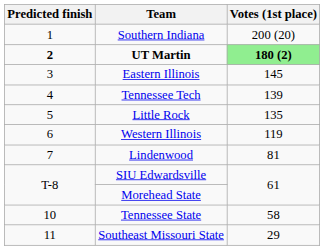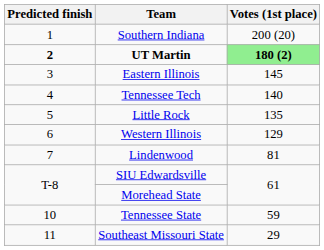(273, 94) 139 -> (273, 94) 140
(273, 134) 119 -> (273, 134) 129
(273, 214) 58 -> (273, 214) 59
